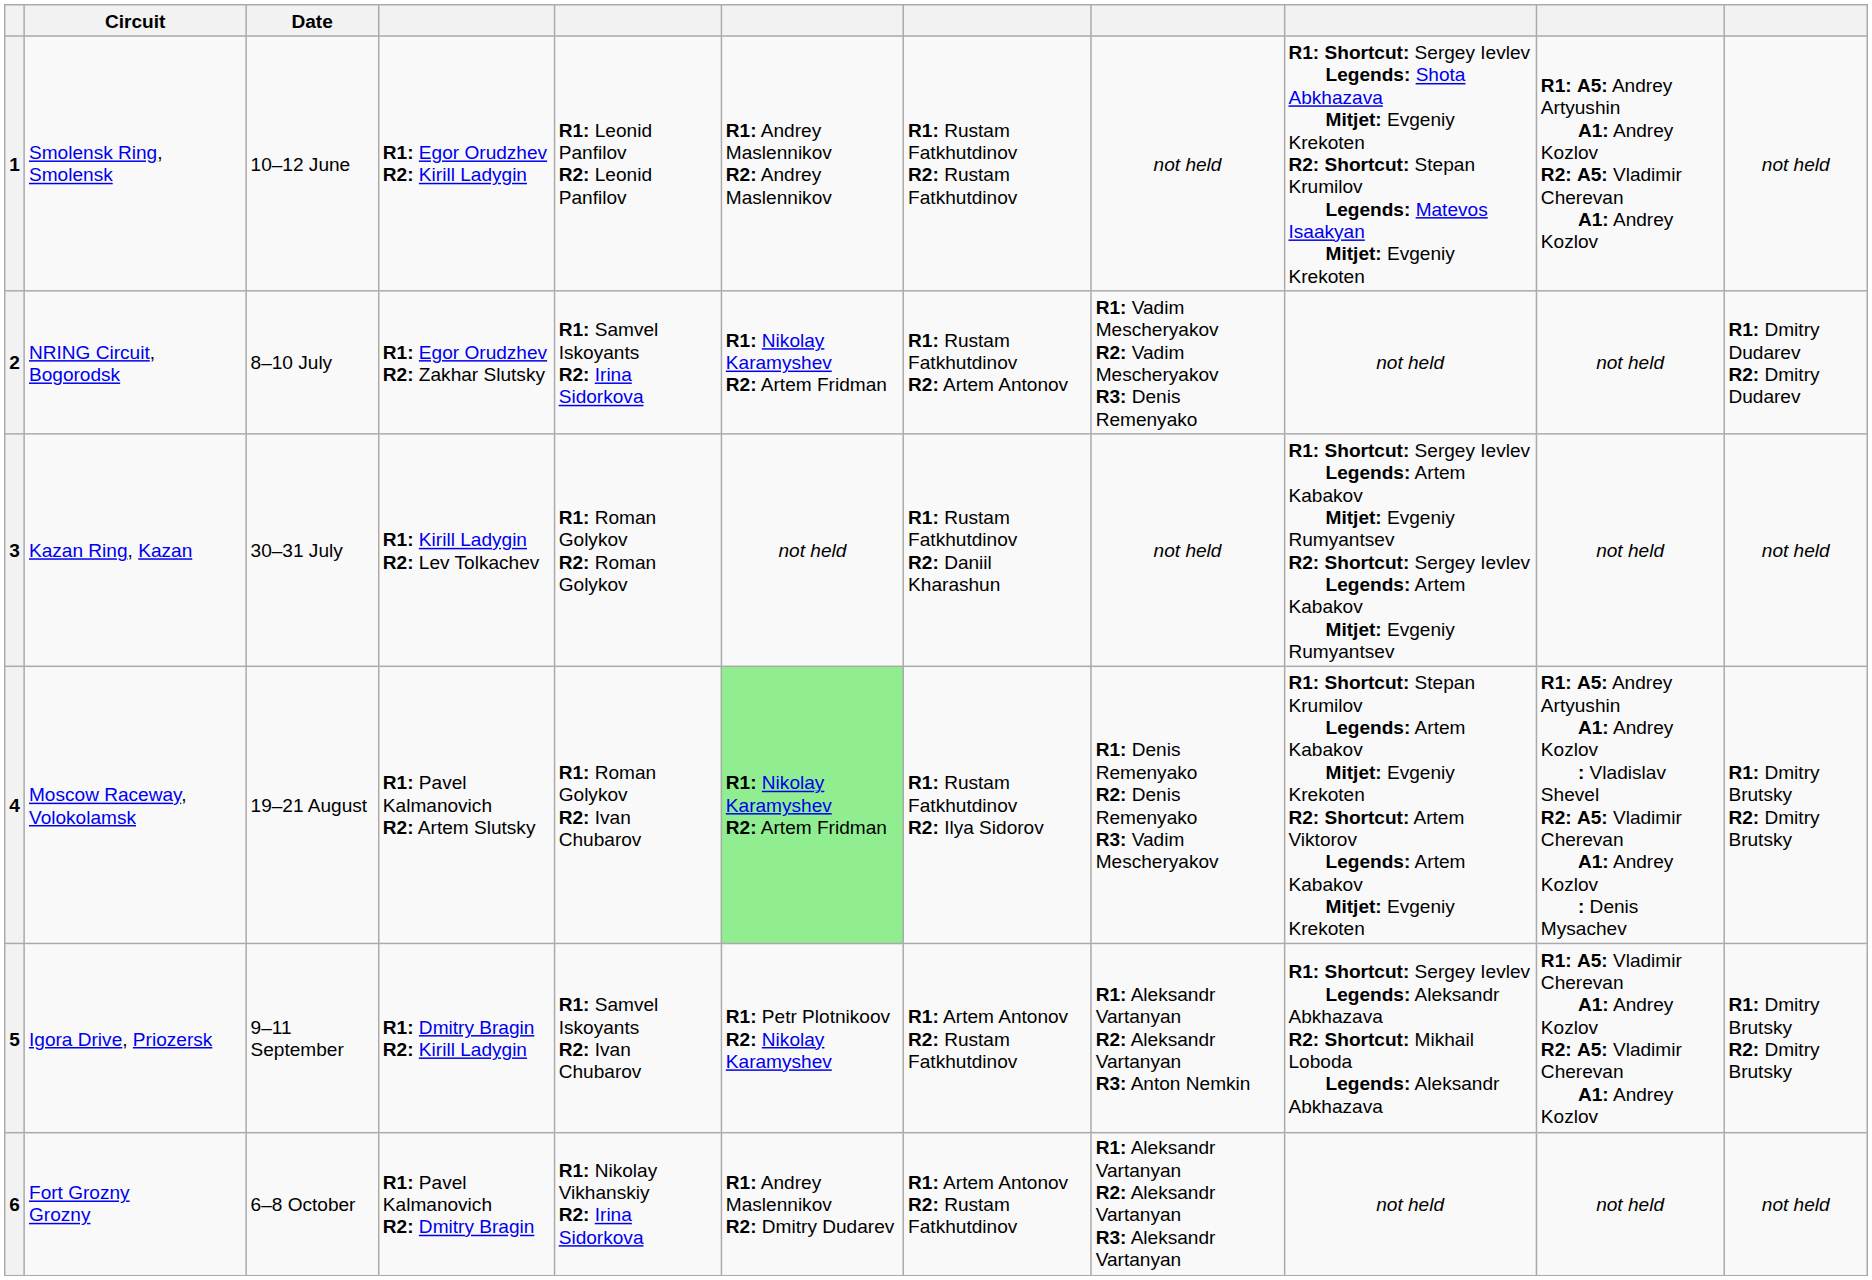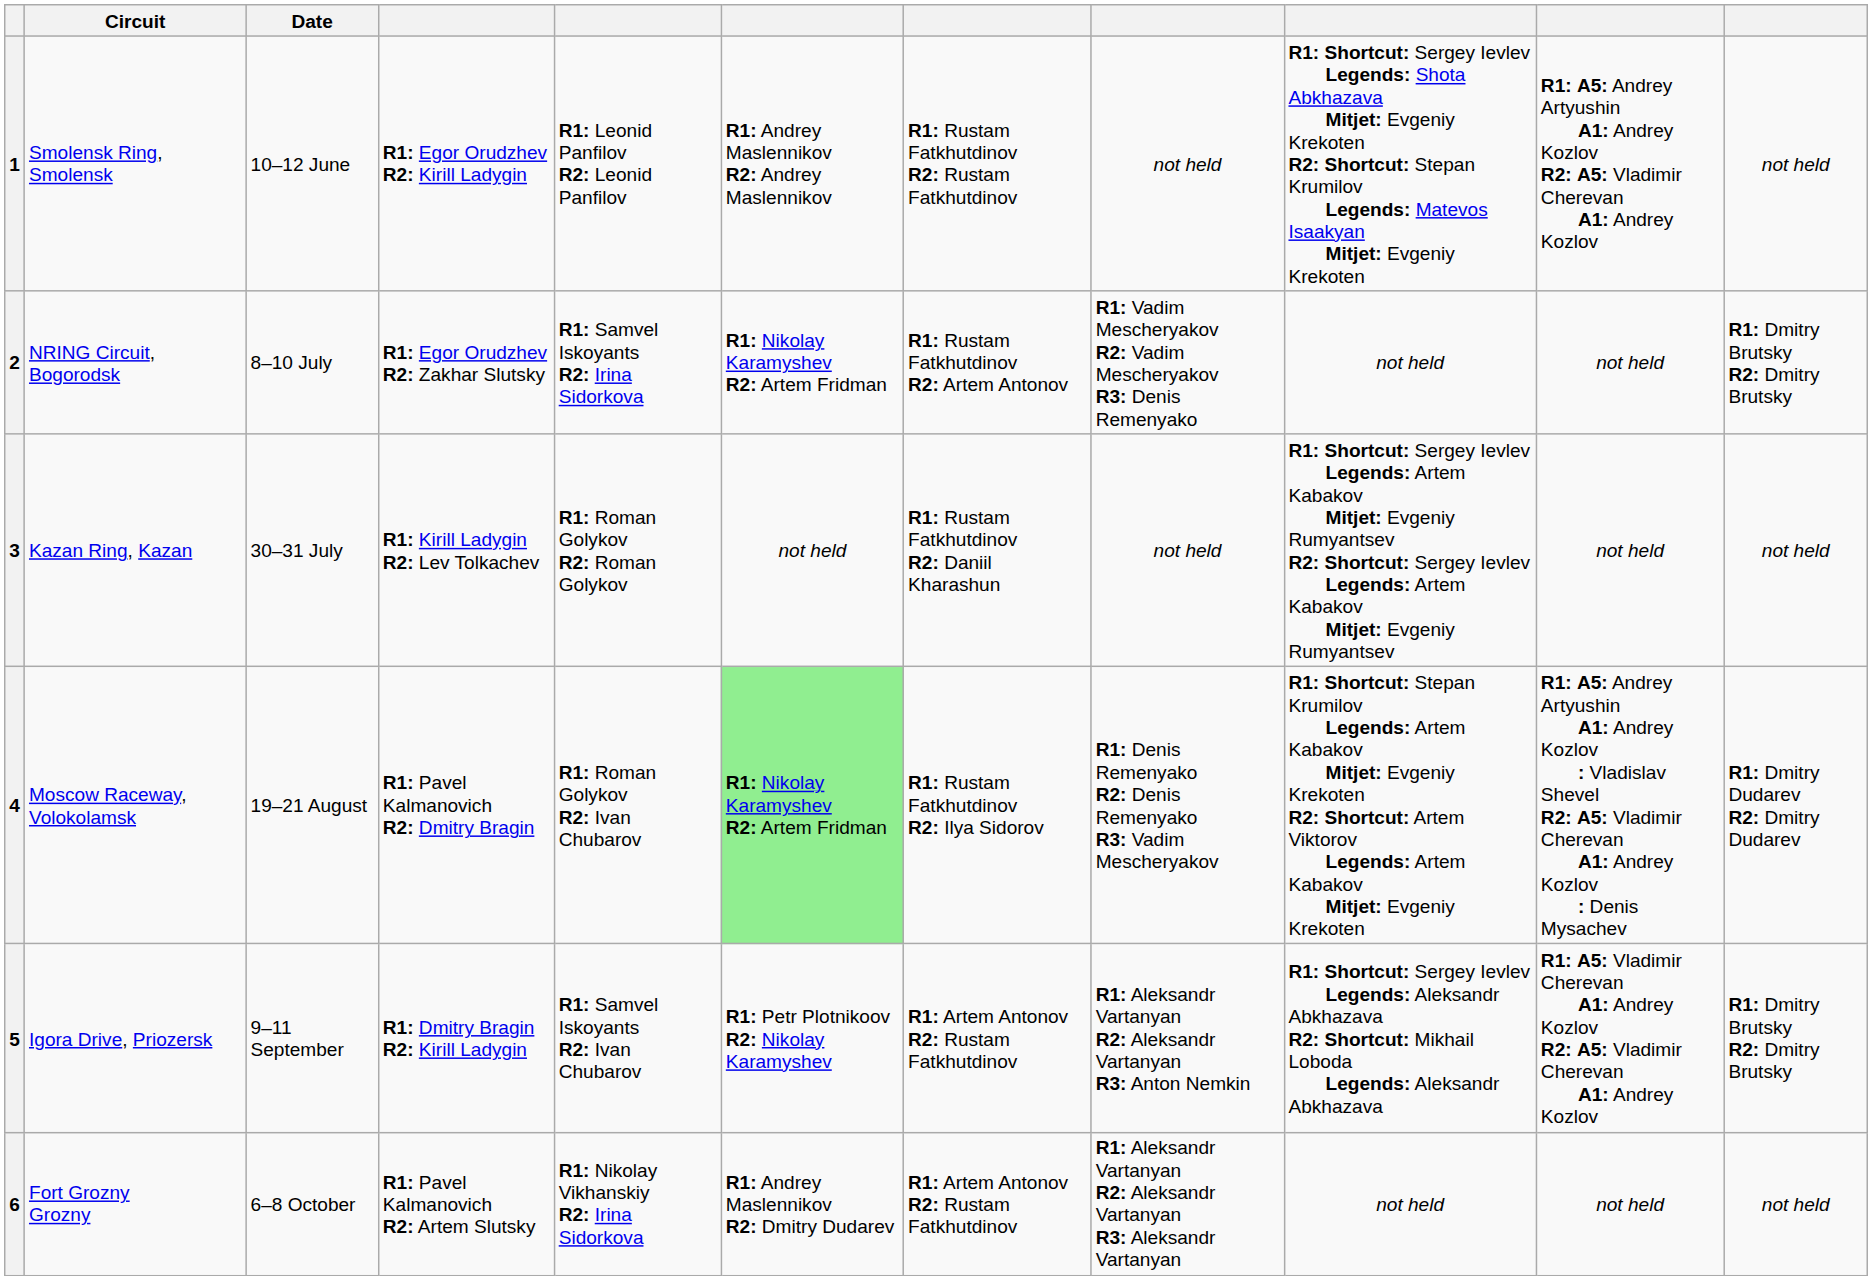(1774, 362) R1: Dmitry Dudarev R2: Dmitry Dudarev -> (1774, 362) R1: Dmitry Brutsky R2: Dmitry Brutsky
(459, 805) R1: Pavel Kalmanovich R2: Artem Slutsky -> (459, 805) R1: Pavel Kalmanovich R2: Dmitry Bragin
(1774, 805) R1: Dmitry Brutsky R2: Dmitry Brutsky -> (1774, 805) R1: Dmitry Dudarev R2: Dmitry Dudarev
(459, 1203) R1: Pavel Kalmanovich R2: Dmitry Bragin -> (459, 1203) R1: Pavel Kalmanovich R2: Artem Slutsky
